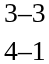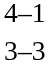rows swapped: (25, 13) <-> (25, 51)
